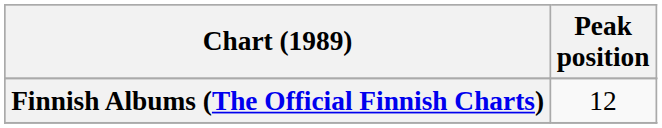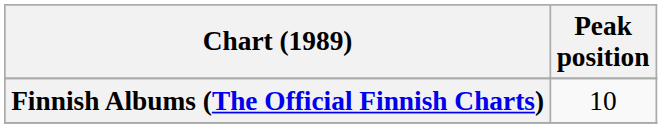(603, 100) 12 -> (603, 100) 10
